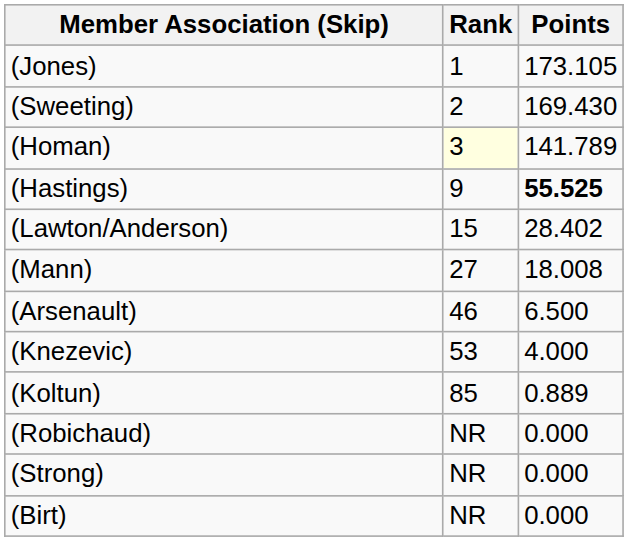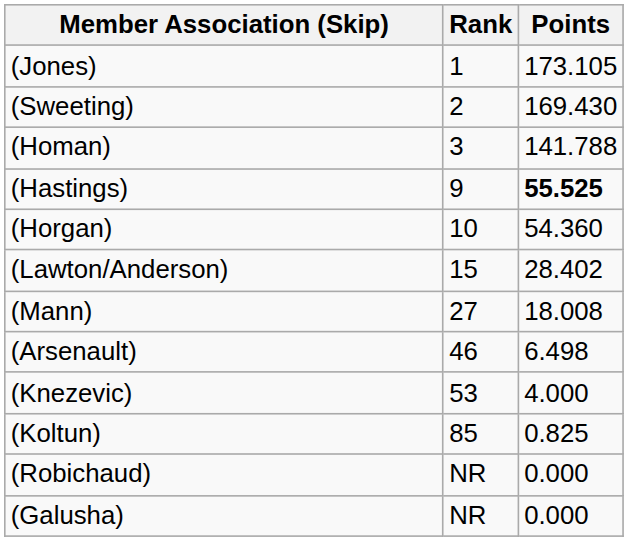(456, 147) lightyellow background -> (456, 147) no background
(571, 147) 141.789 -> (571, 147) 141.788
+ row: (62, 229)
(556, 310) 6.500 -> (556, 351) 6.498
(556, 392) 0.889 -> (556, 433) 0.825
- row: (57, 474)
+ row: (67, 515)
- row: (39, 515)
